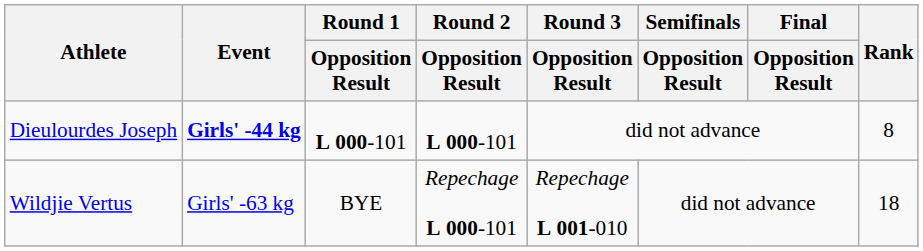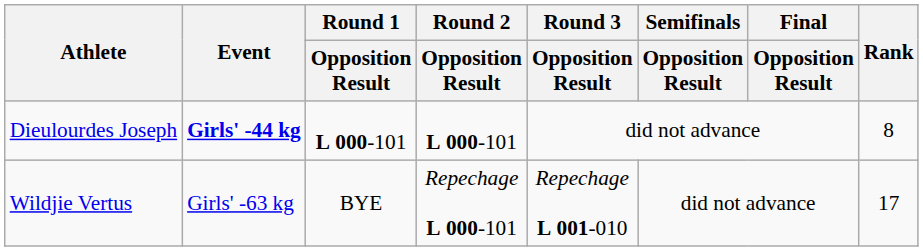(889, 203) 18 -> (889, 203) 17
